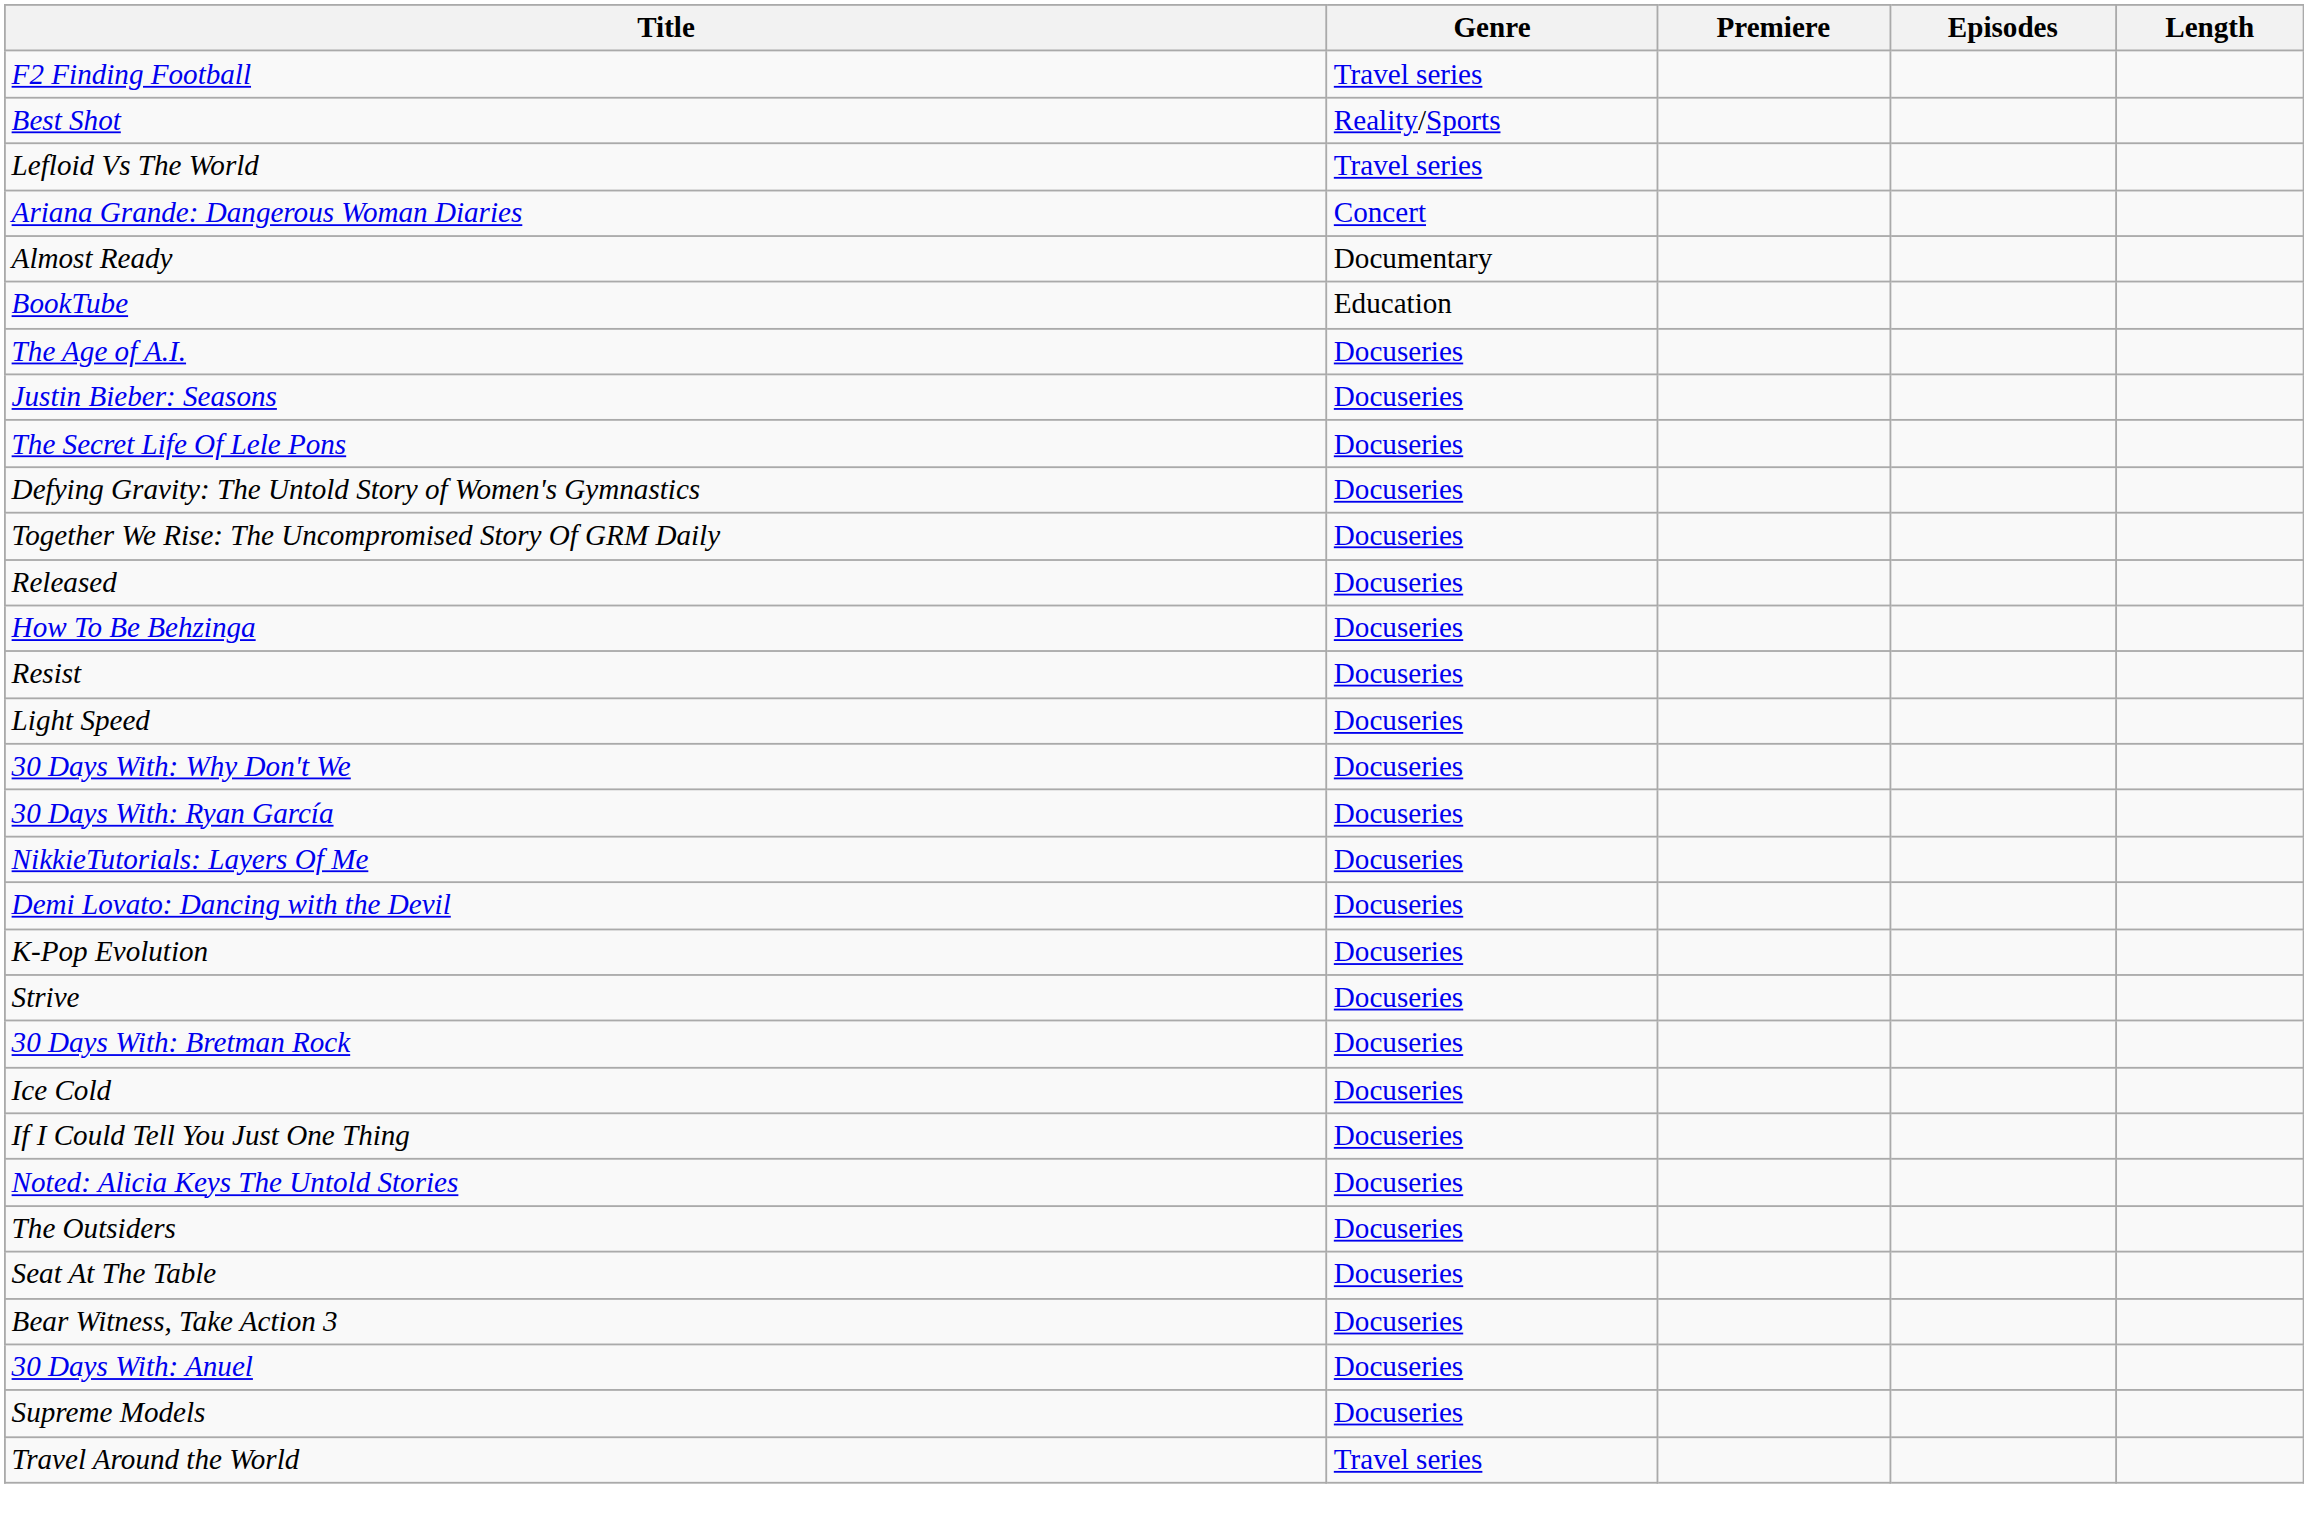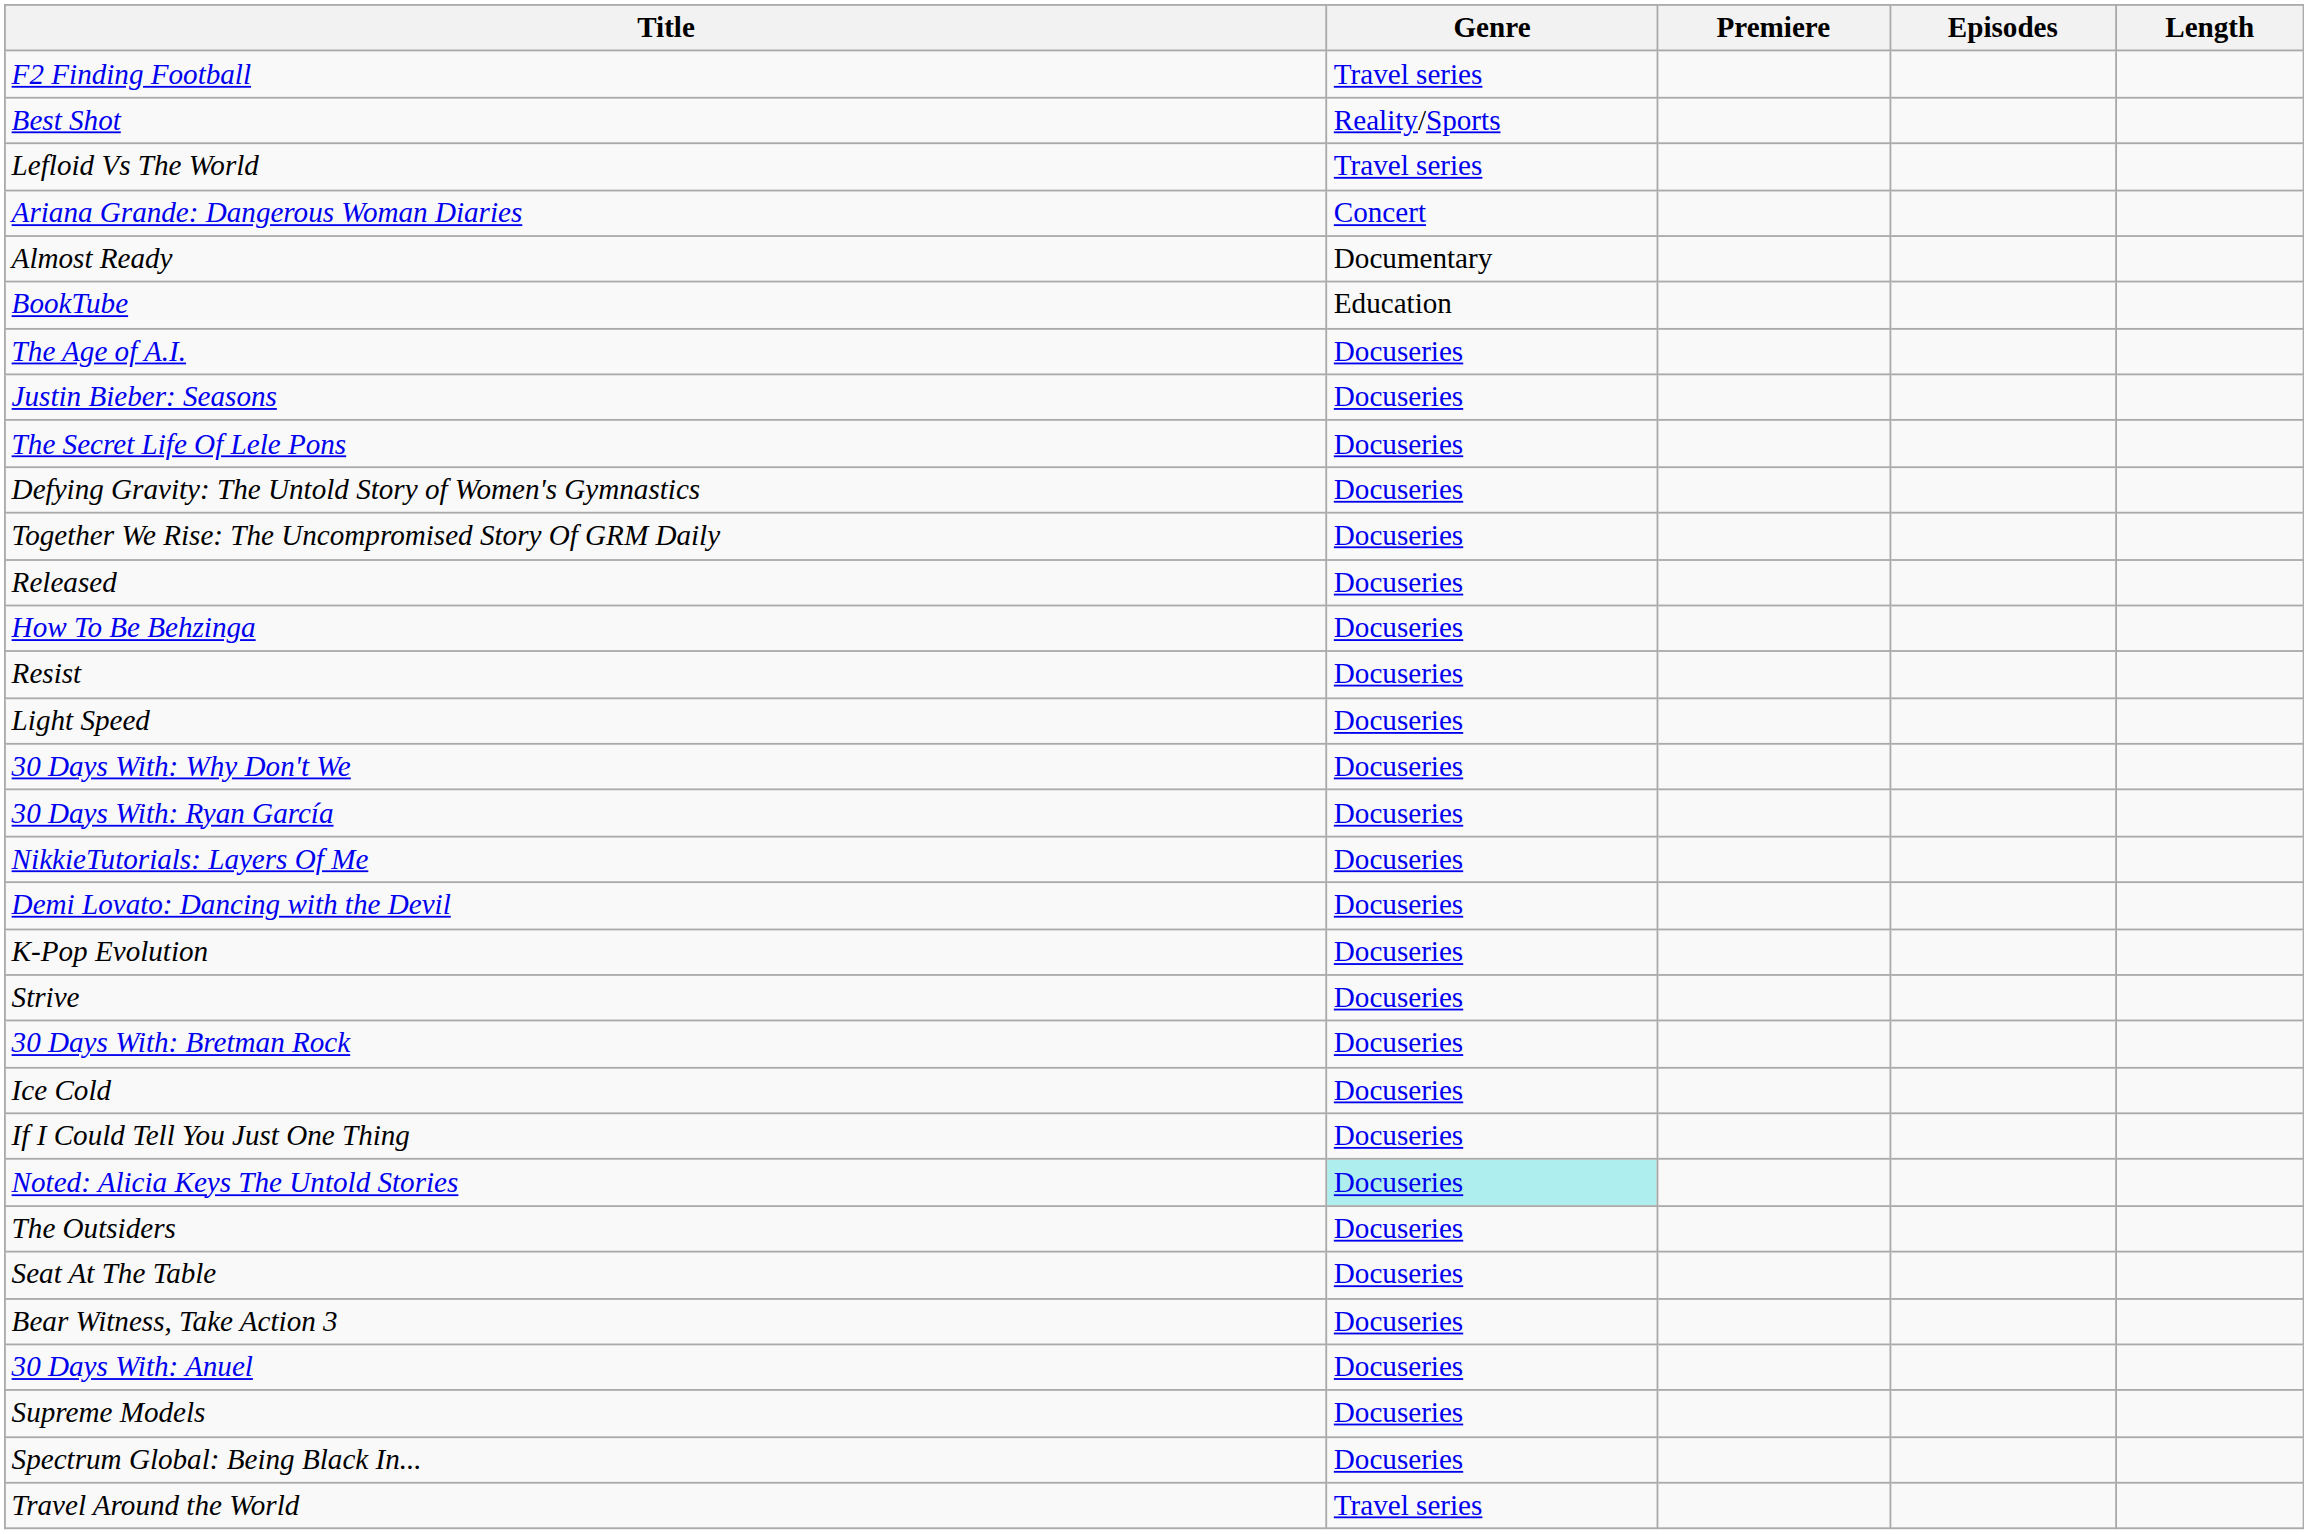(1399, 1182) no background -> (1399, 1182) paleturquoise background
+ row: (217, 1459)
